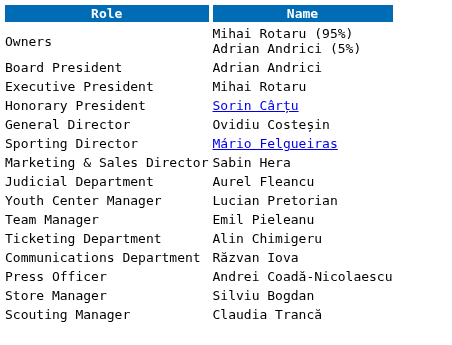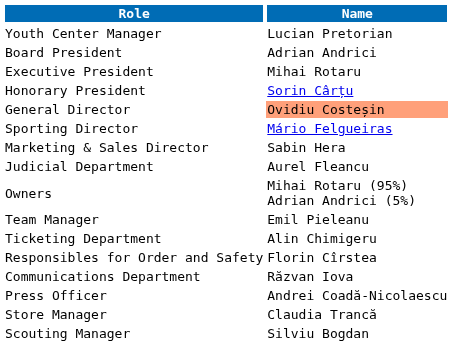rows swapped: (28, 41) <-> (83, 200)
(271, 124) no background -> (326, 110) lightsalmon background
+ row: (134, 258)
(263, 296) Silviu Bogdan -> (322, 314) Claudia Trancă
(267, 314) Claudia Trancă -> (318, 334) Silviu Bogdan
